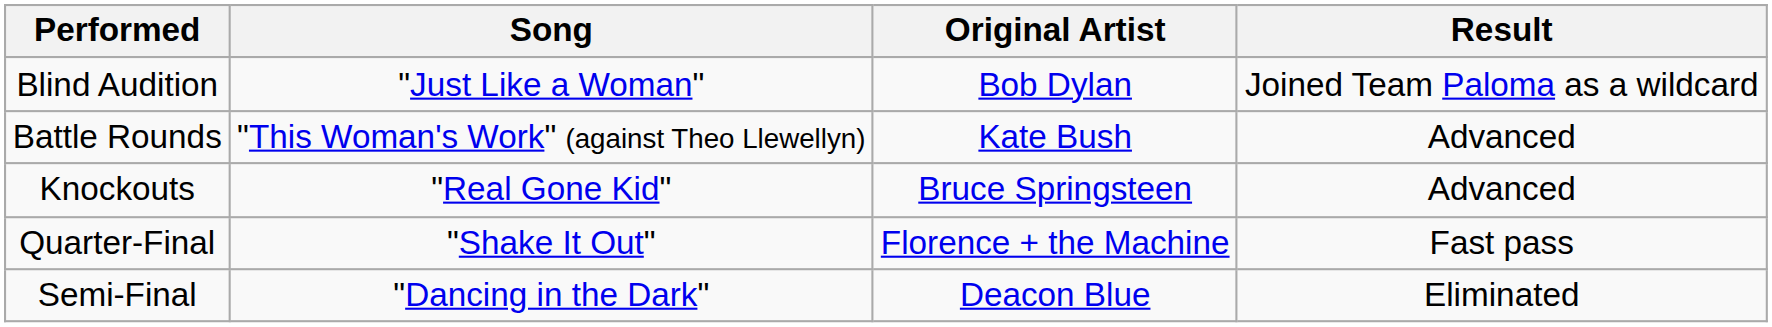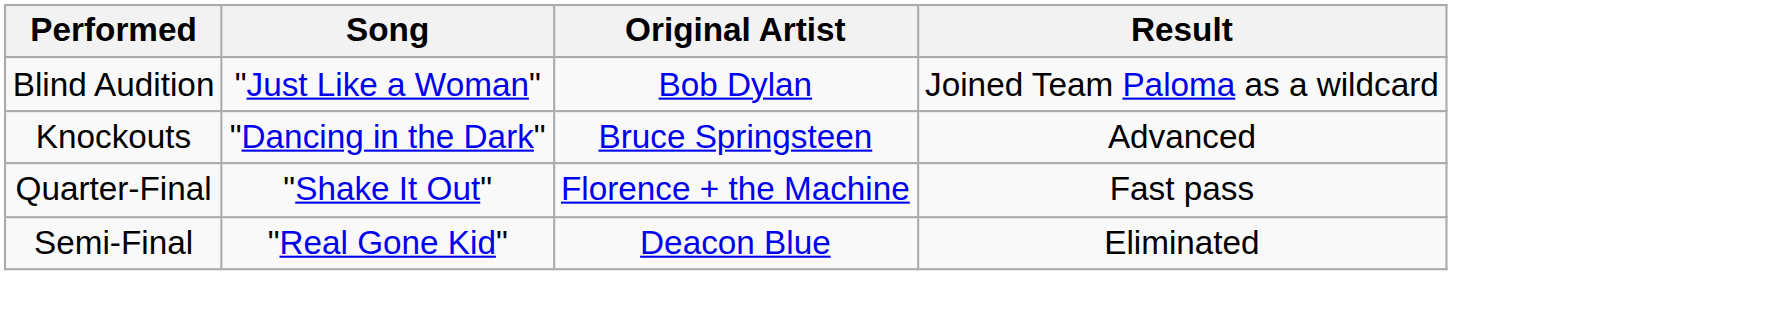- row: (117, 136)
(551, 189) "Real Gone Kid" -> (388, 136) "Dancing in the Dark"
(551, 294) "Dancing in the Dark" -> (388, 242) "Real Gone Kid"
